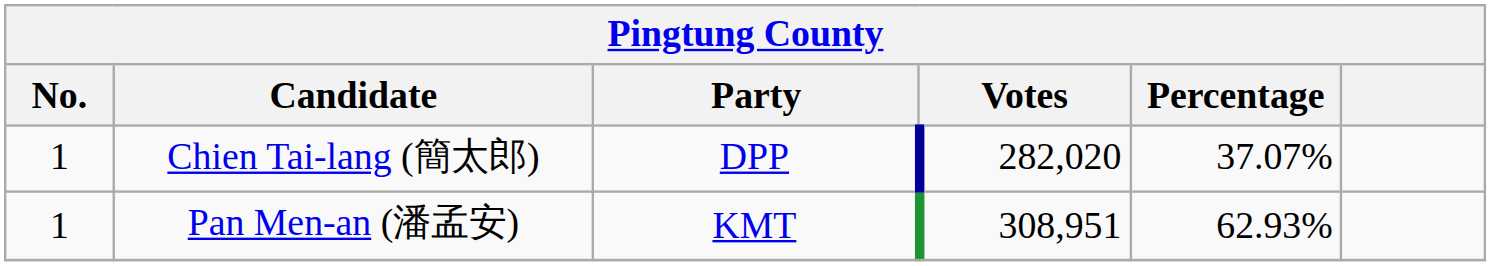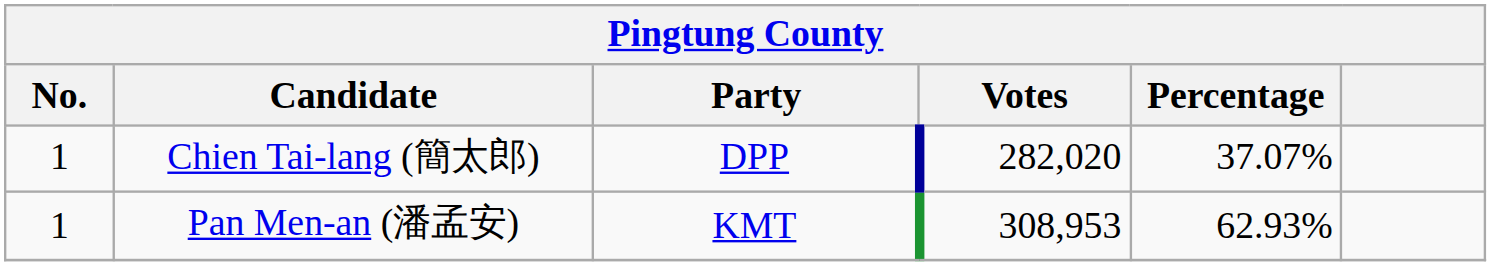(1060, 224) 308,951 -> (1060, 224) 308,953
